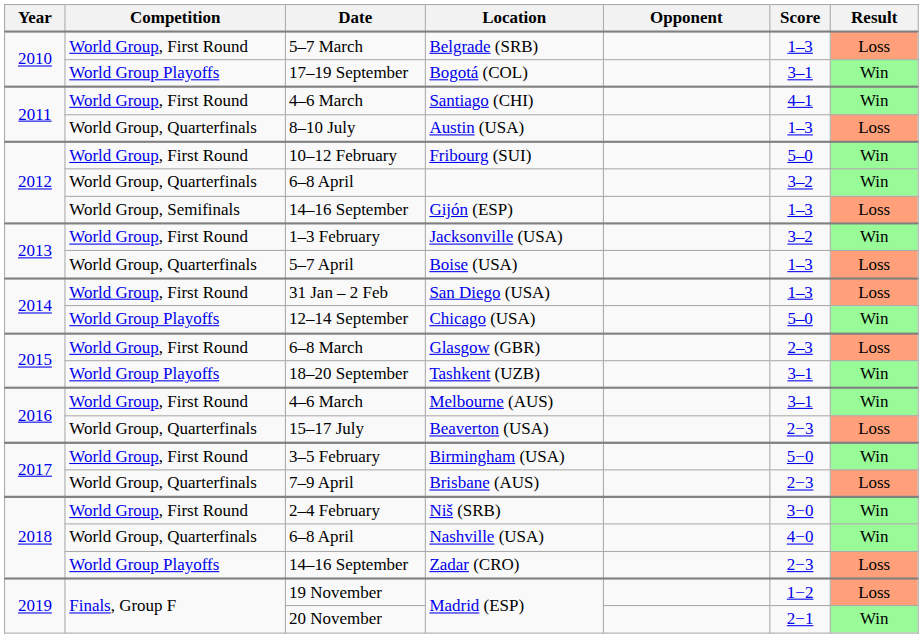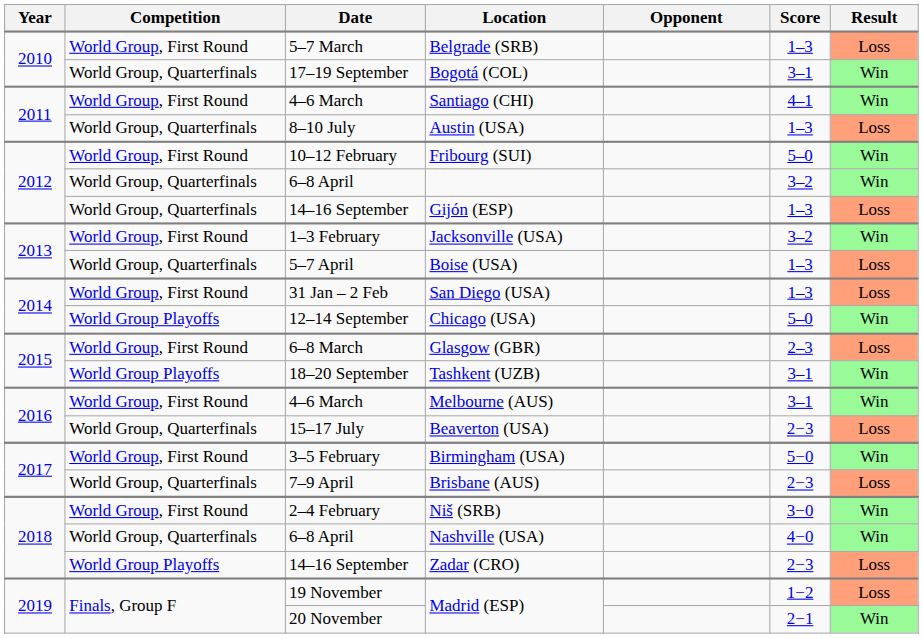(144, 72) World Group Playoffs -> (163, 72) World Group, Quarterfinals
(155, 209) World Group, Semifinals -> (163, 209) World Group, Quarterfinals
